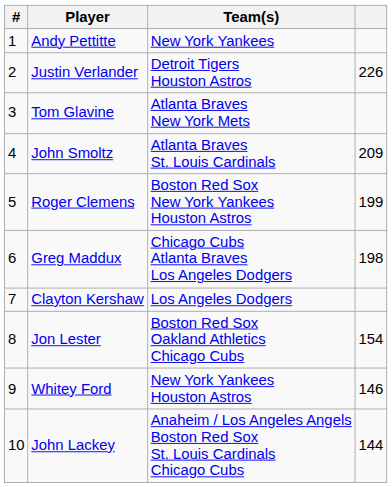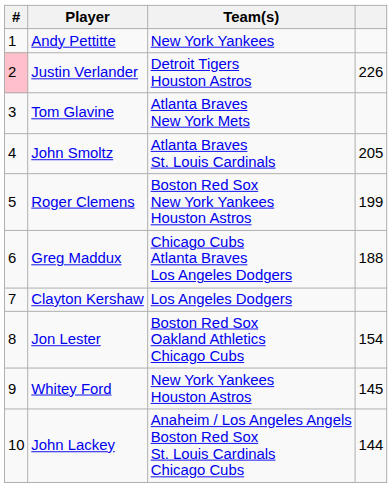(12, 72) no background -> (12, 72) pink background
(371, 153) 209 -> (371, 153) 205
(371, 259) 198 -> (371, 259) 188
(371, 388) 146 -> (371, 388) 145
